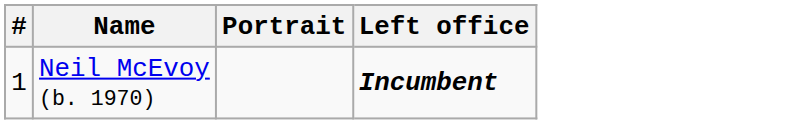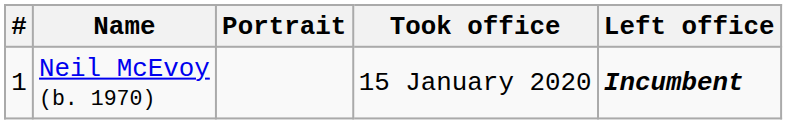+ column: (475, 26)
